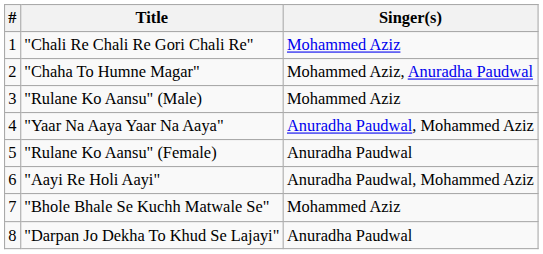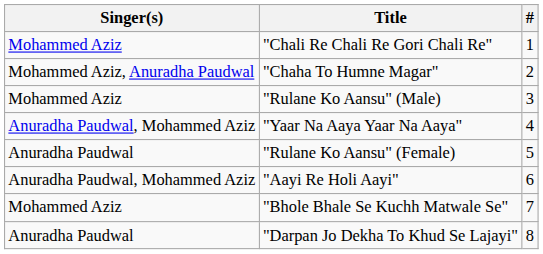columns swapped: (12, 18) <-> (410, 18)
